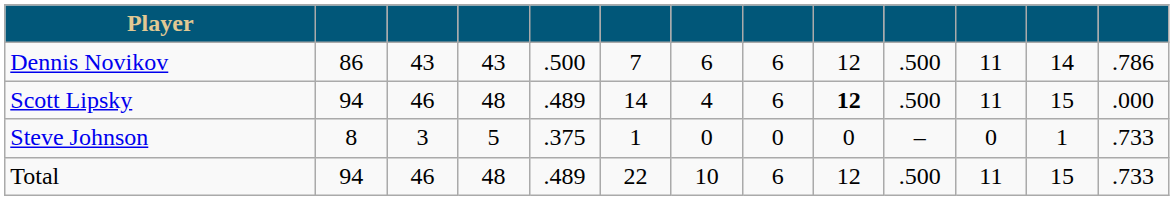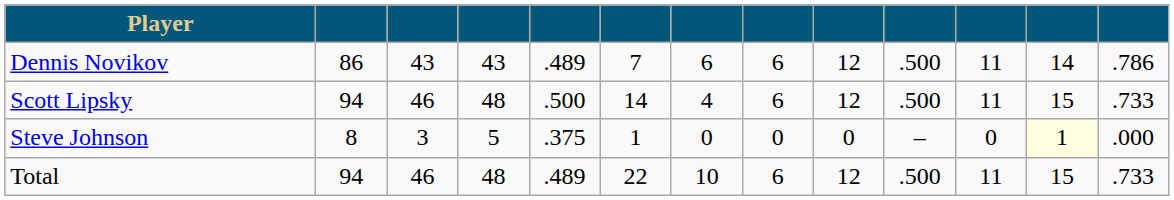(565, 61) .500 -> (565, 61) .489
(565, 99) .489 -> (565, 99) .500
(849, 99) bold -> (849, 99) normal
(1133, 99) .000 -> (1133, 99) .733
(1062, 137) no background -> (1062, 137) lightyellow background
(1133, 137) .733 -> (1133, 137) .000
